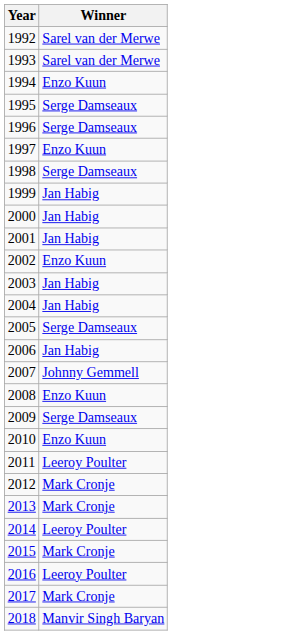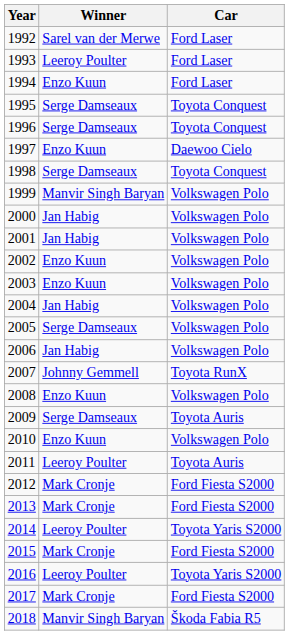+ column: (226, 15)
(101, 60) Sarel van der Merwe -> (84, 60) Leeroy Poulter
(71, 194) Jan Habig -> (103, 194) Manvir Singh Baryan
(71, 283) Jan Habig -> (74, 283) Enzo Kuun
